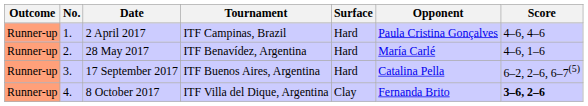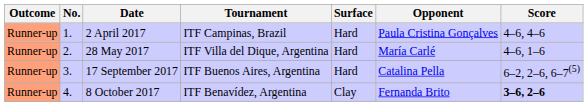(245, 51) ITF Benavídez, Argentina -> (256, 51) ITF Villa del Dique, Argentina
(256, 92) ITF Villa del Dique, Argentina -> (245, 92) ITF Benavídez, Argentina
